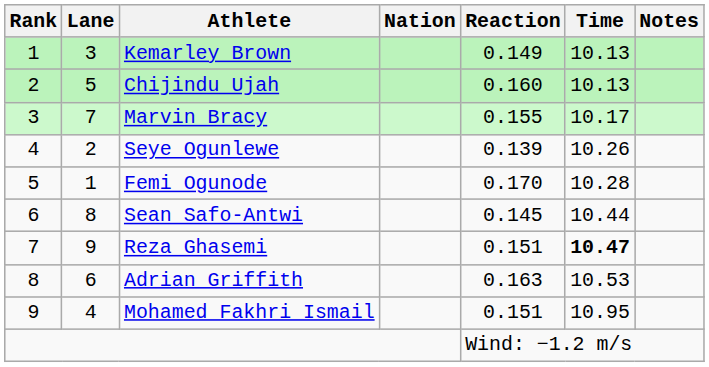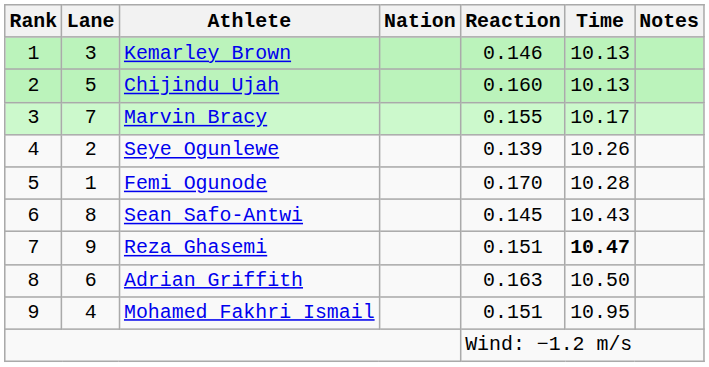(513, 53) 0.149 -> (513, 53) 0.146
(600, 215) 10.44 -> (600, 215) 10.43
(600, 280) 10.53 -> (600, 280) 10.50
